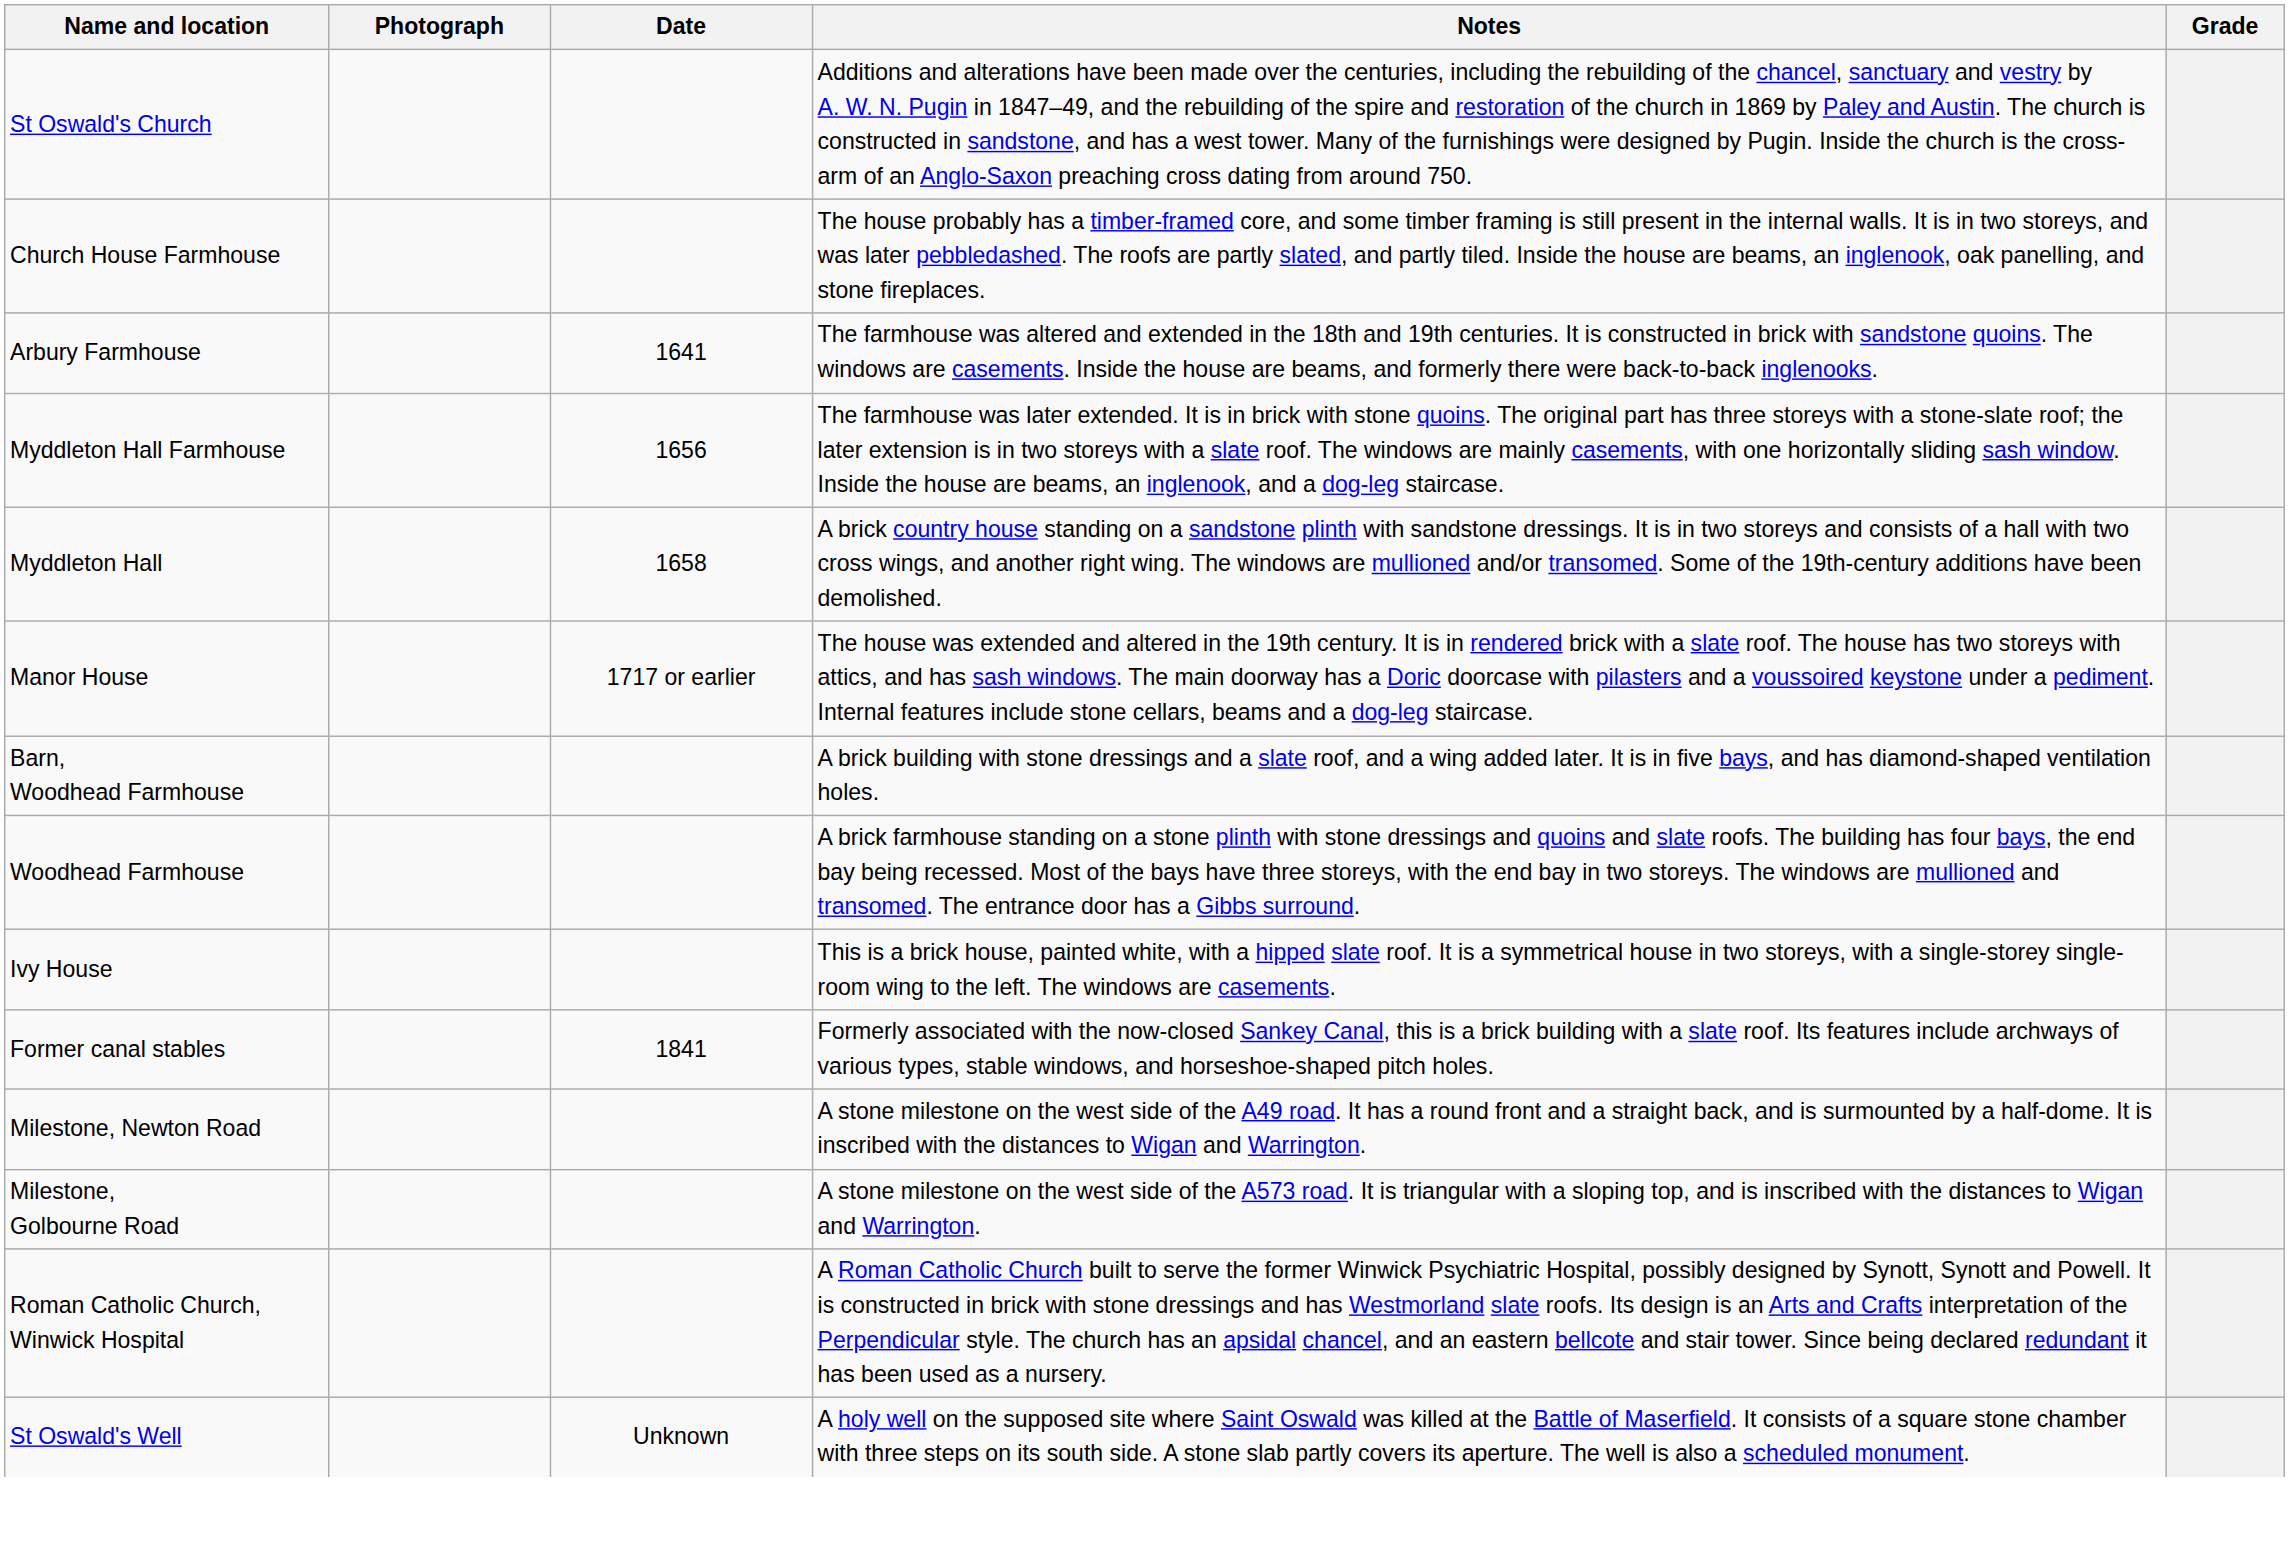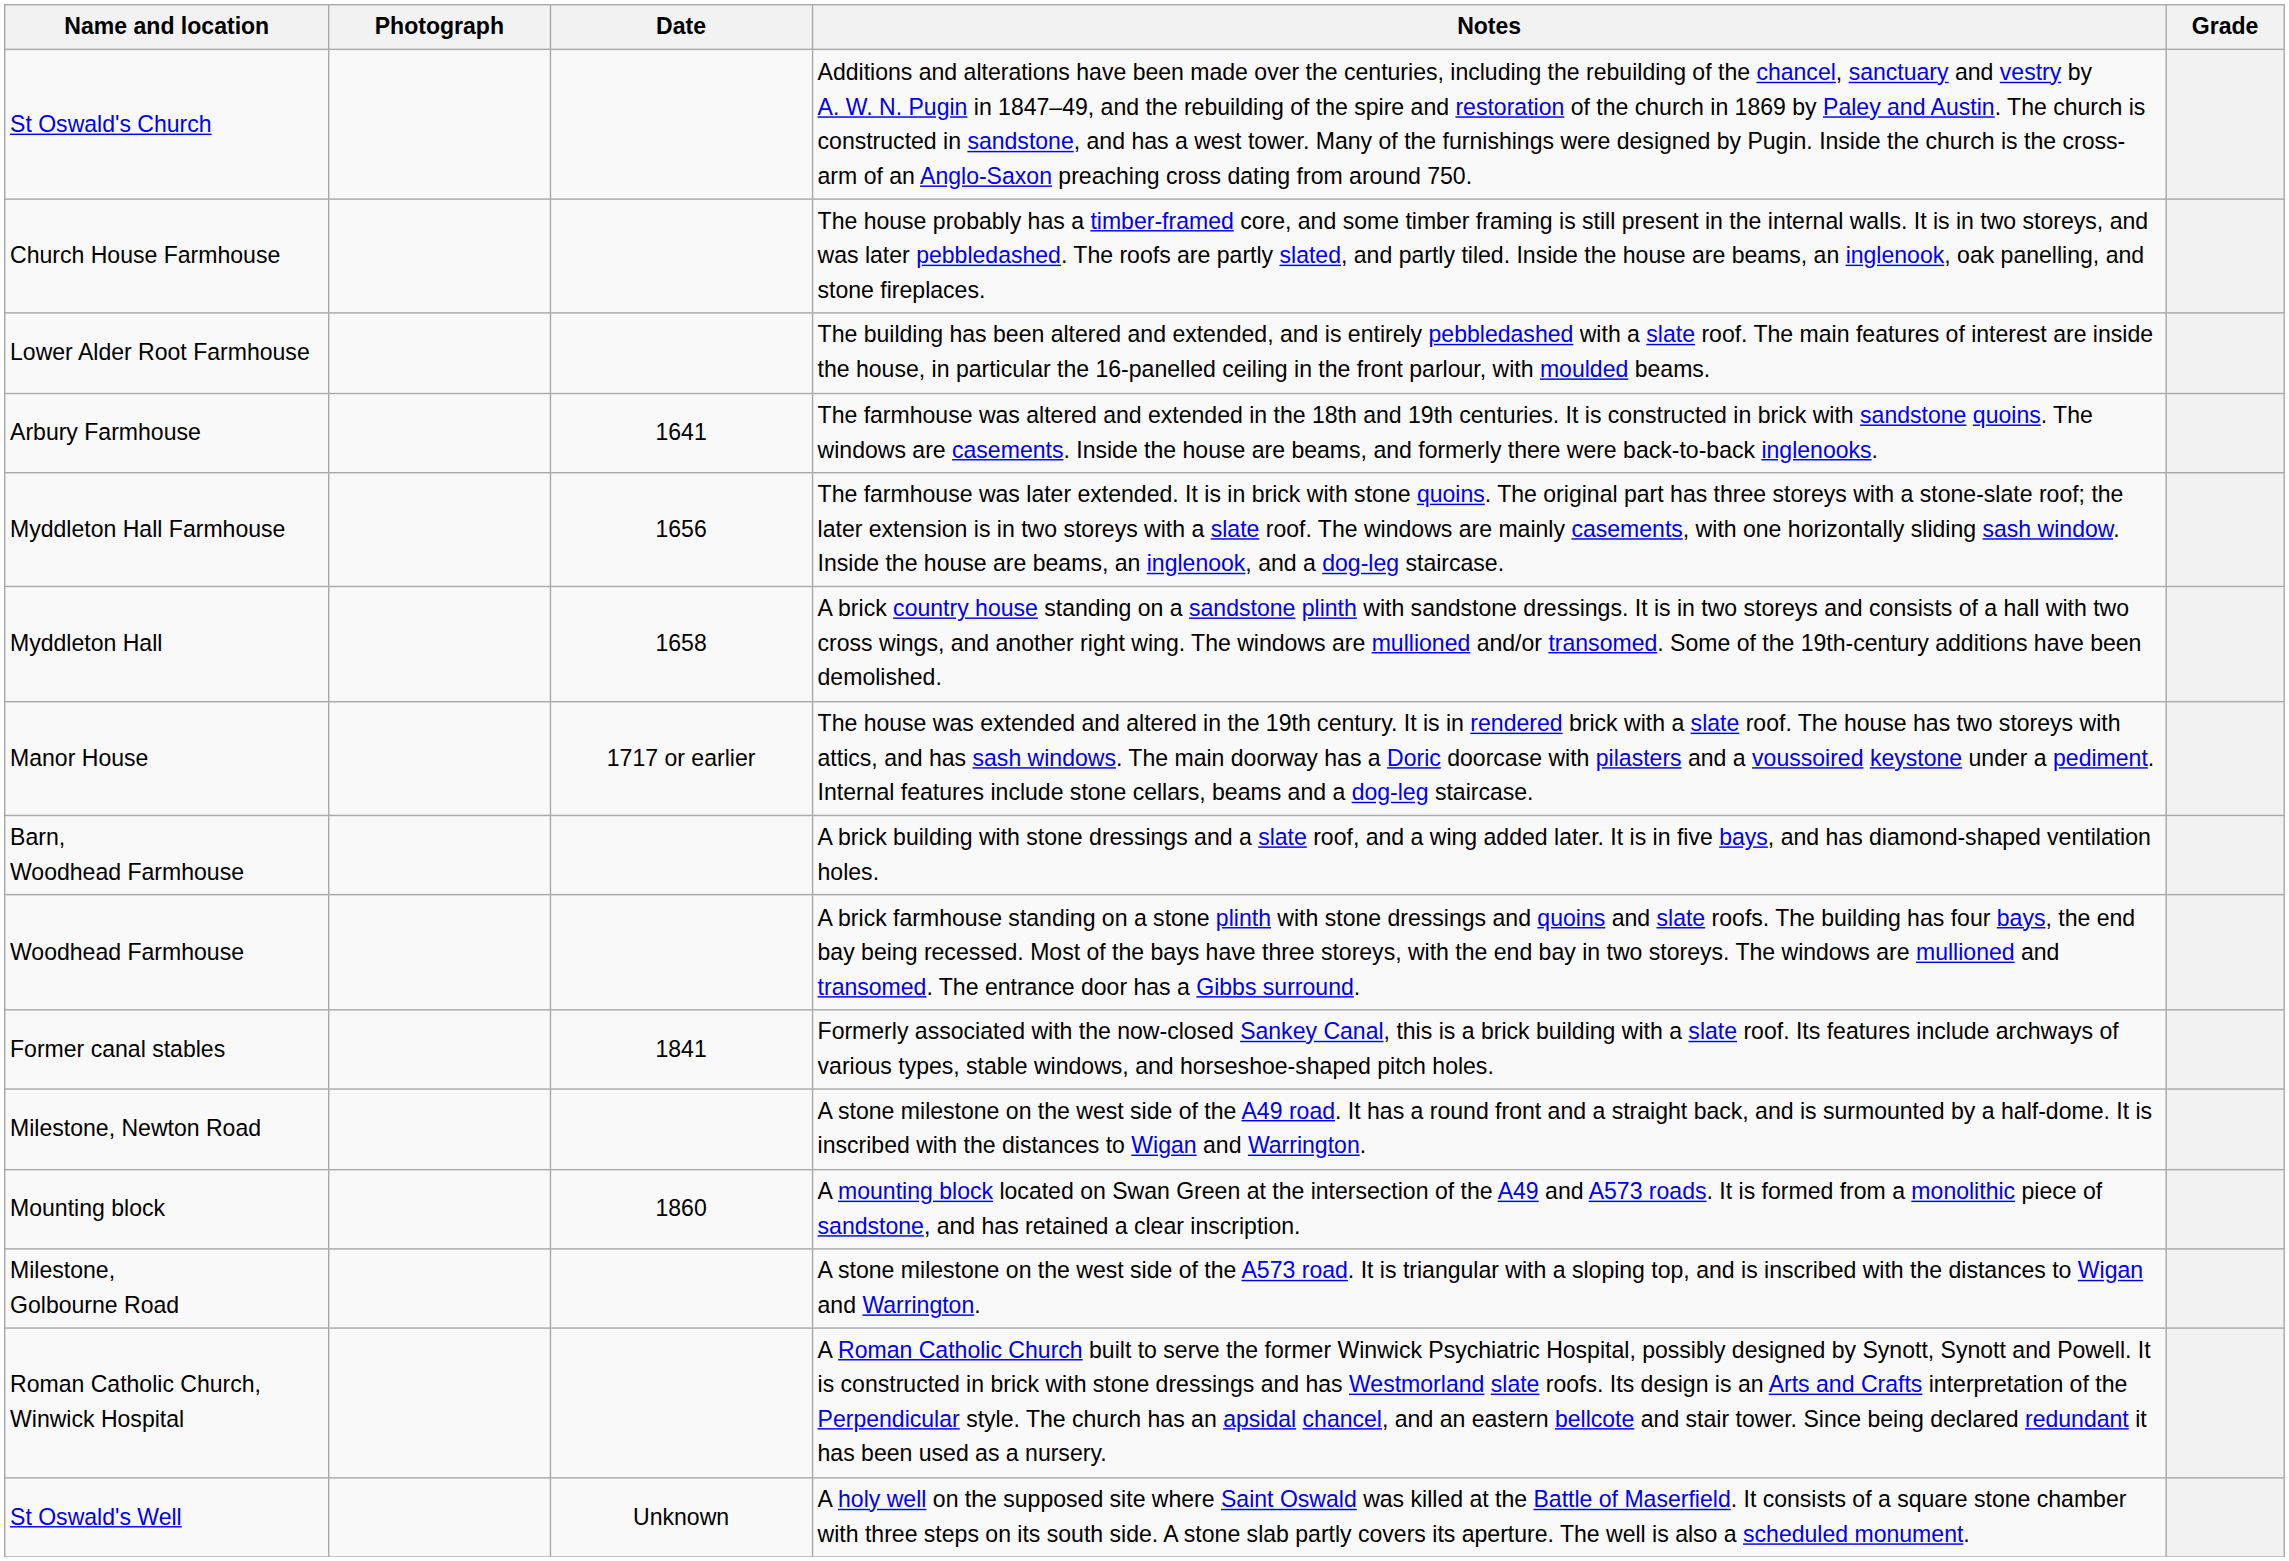+ row: (160, 352)
- row: (61, 969)
+ row: (88, 1208)
